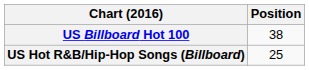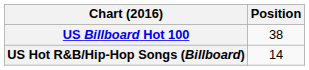(276, 55) 25 -> (276, 55) 14
